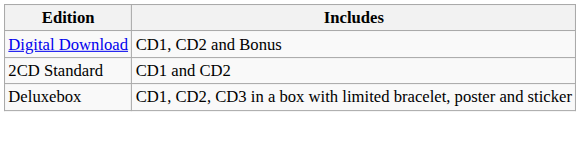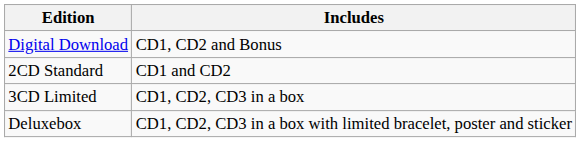+ row: (52, 96)
